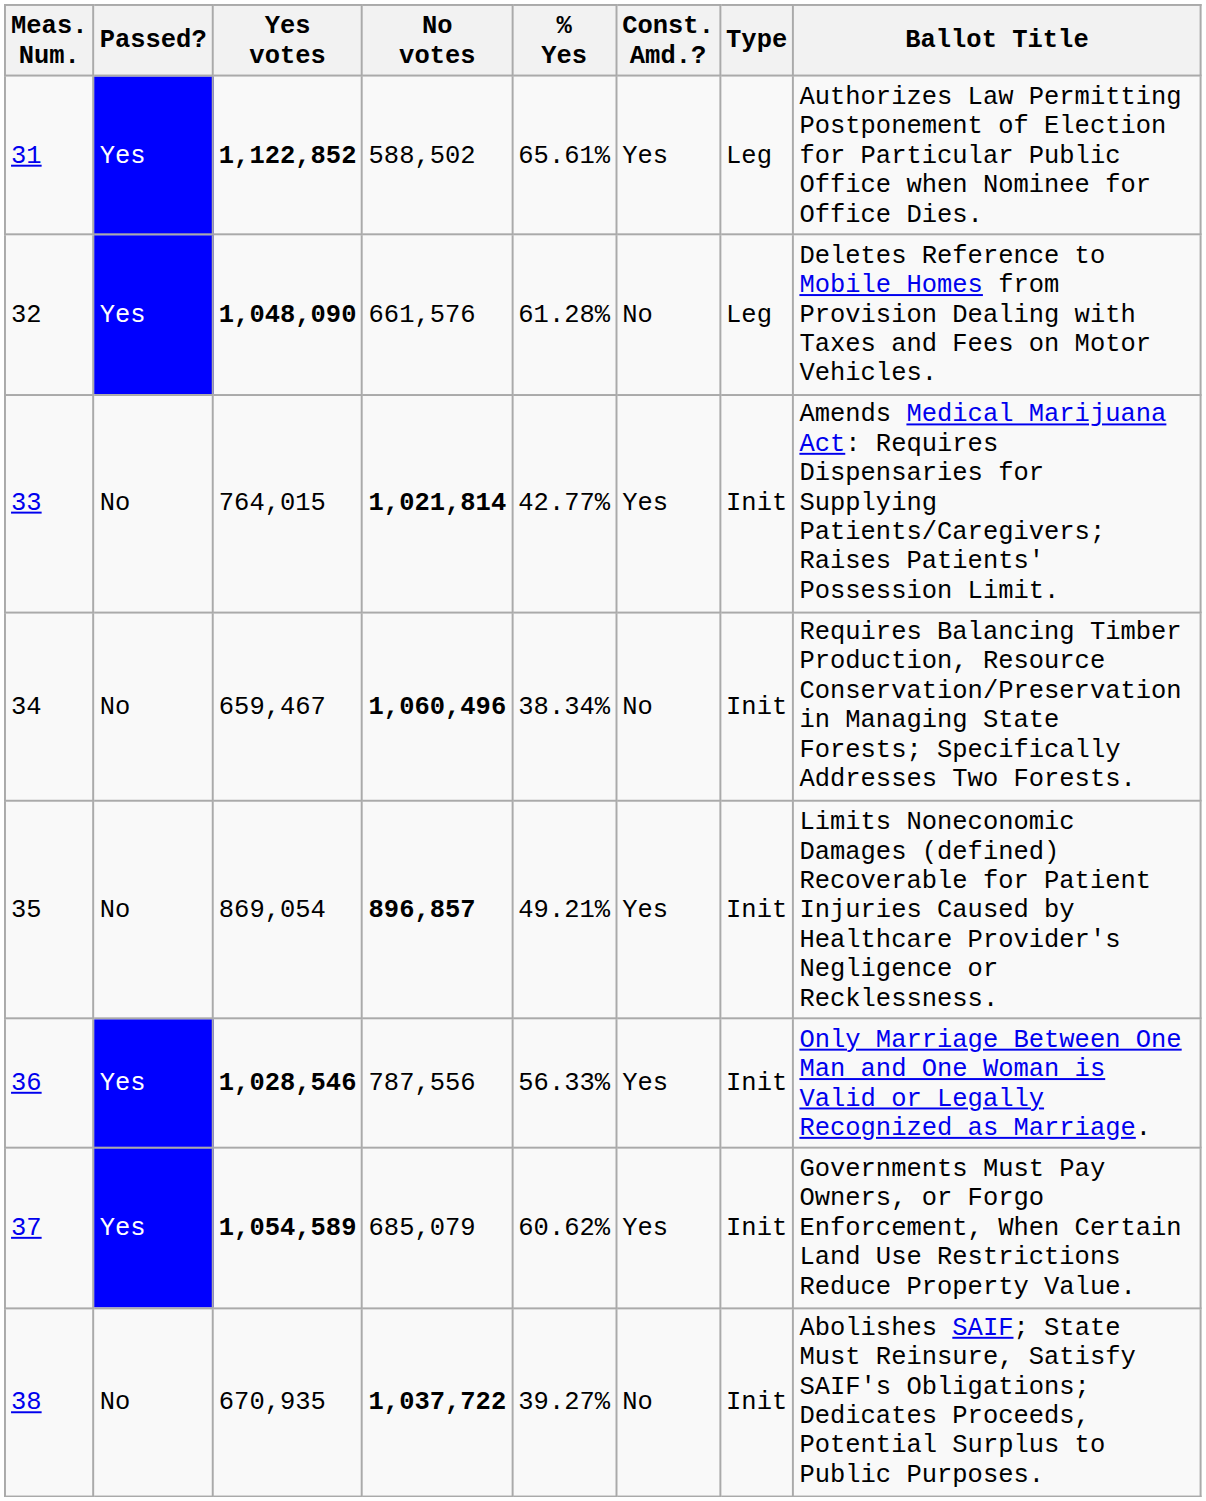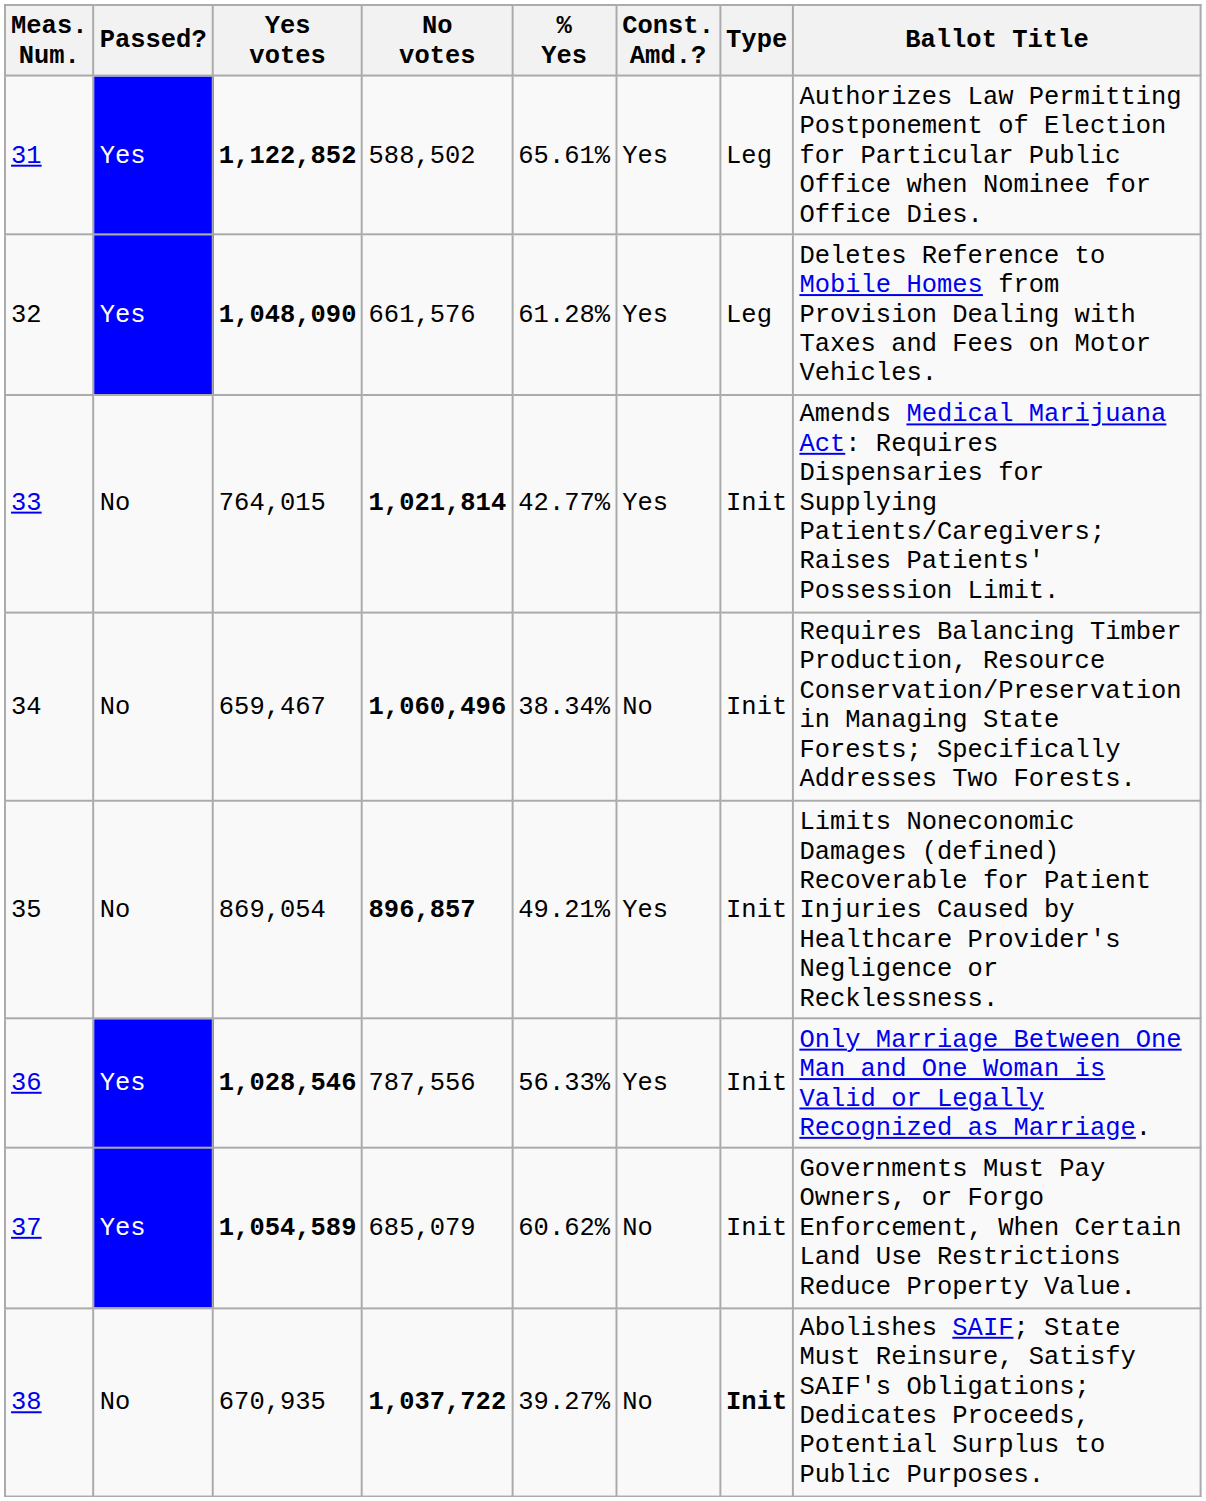(637, 315) No -> (645, 315) Yes
(645, 1228) Yes -> (637, 1228) No
(757, 1402) normal -> (757, 1402) bold
